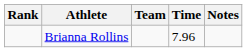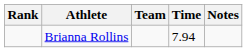(183, 36) 7.96 -> (183, 36) 7.94
